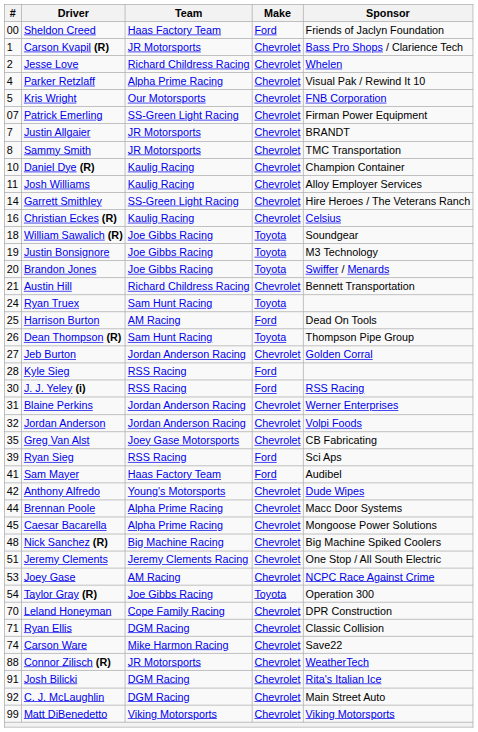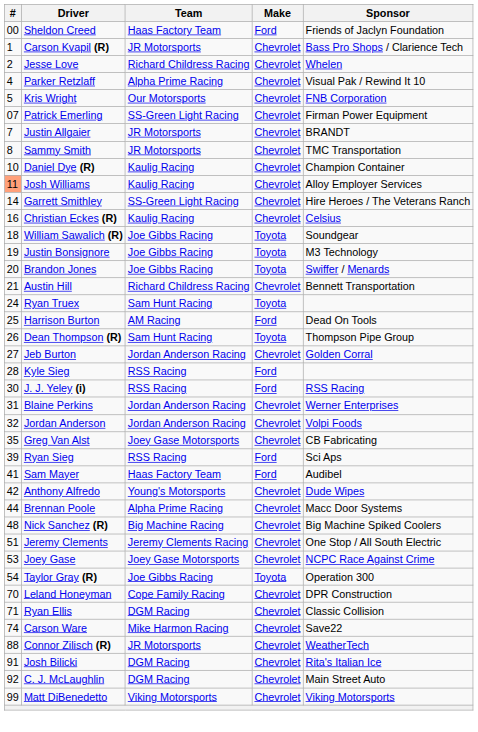(12, 184) no background -> (12, 184) lightsalmon background
- row: (65, 526)
(154, 577) AM Racing -> (184, 560) Joey Gase Motorsports
